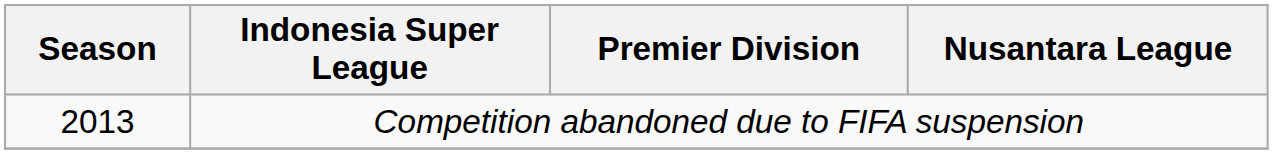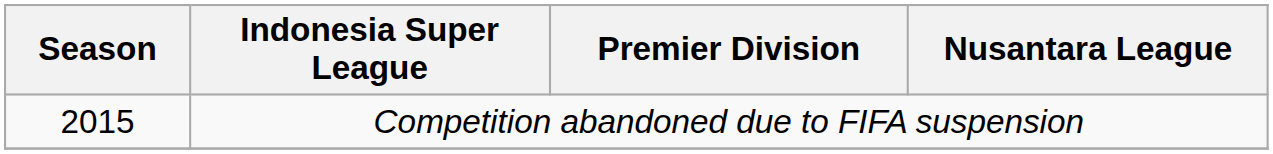(98, 121) 2013 -> (98, 121) 2015
